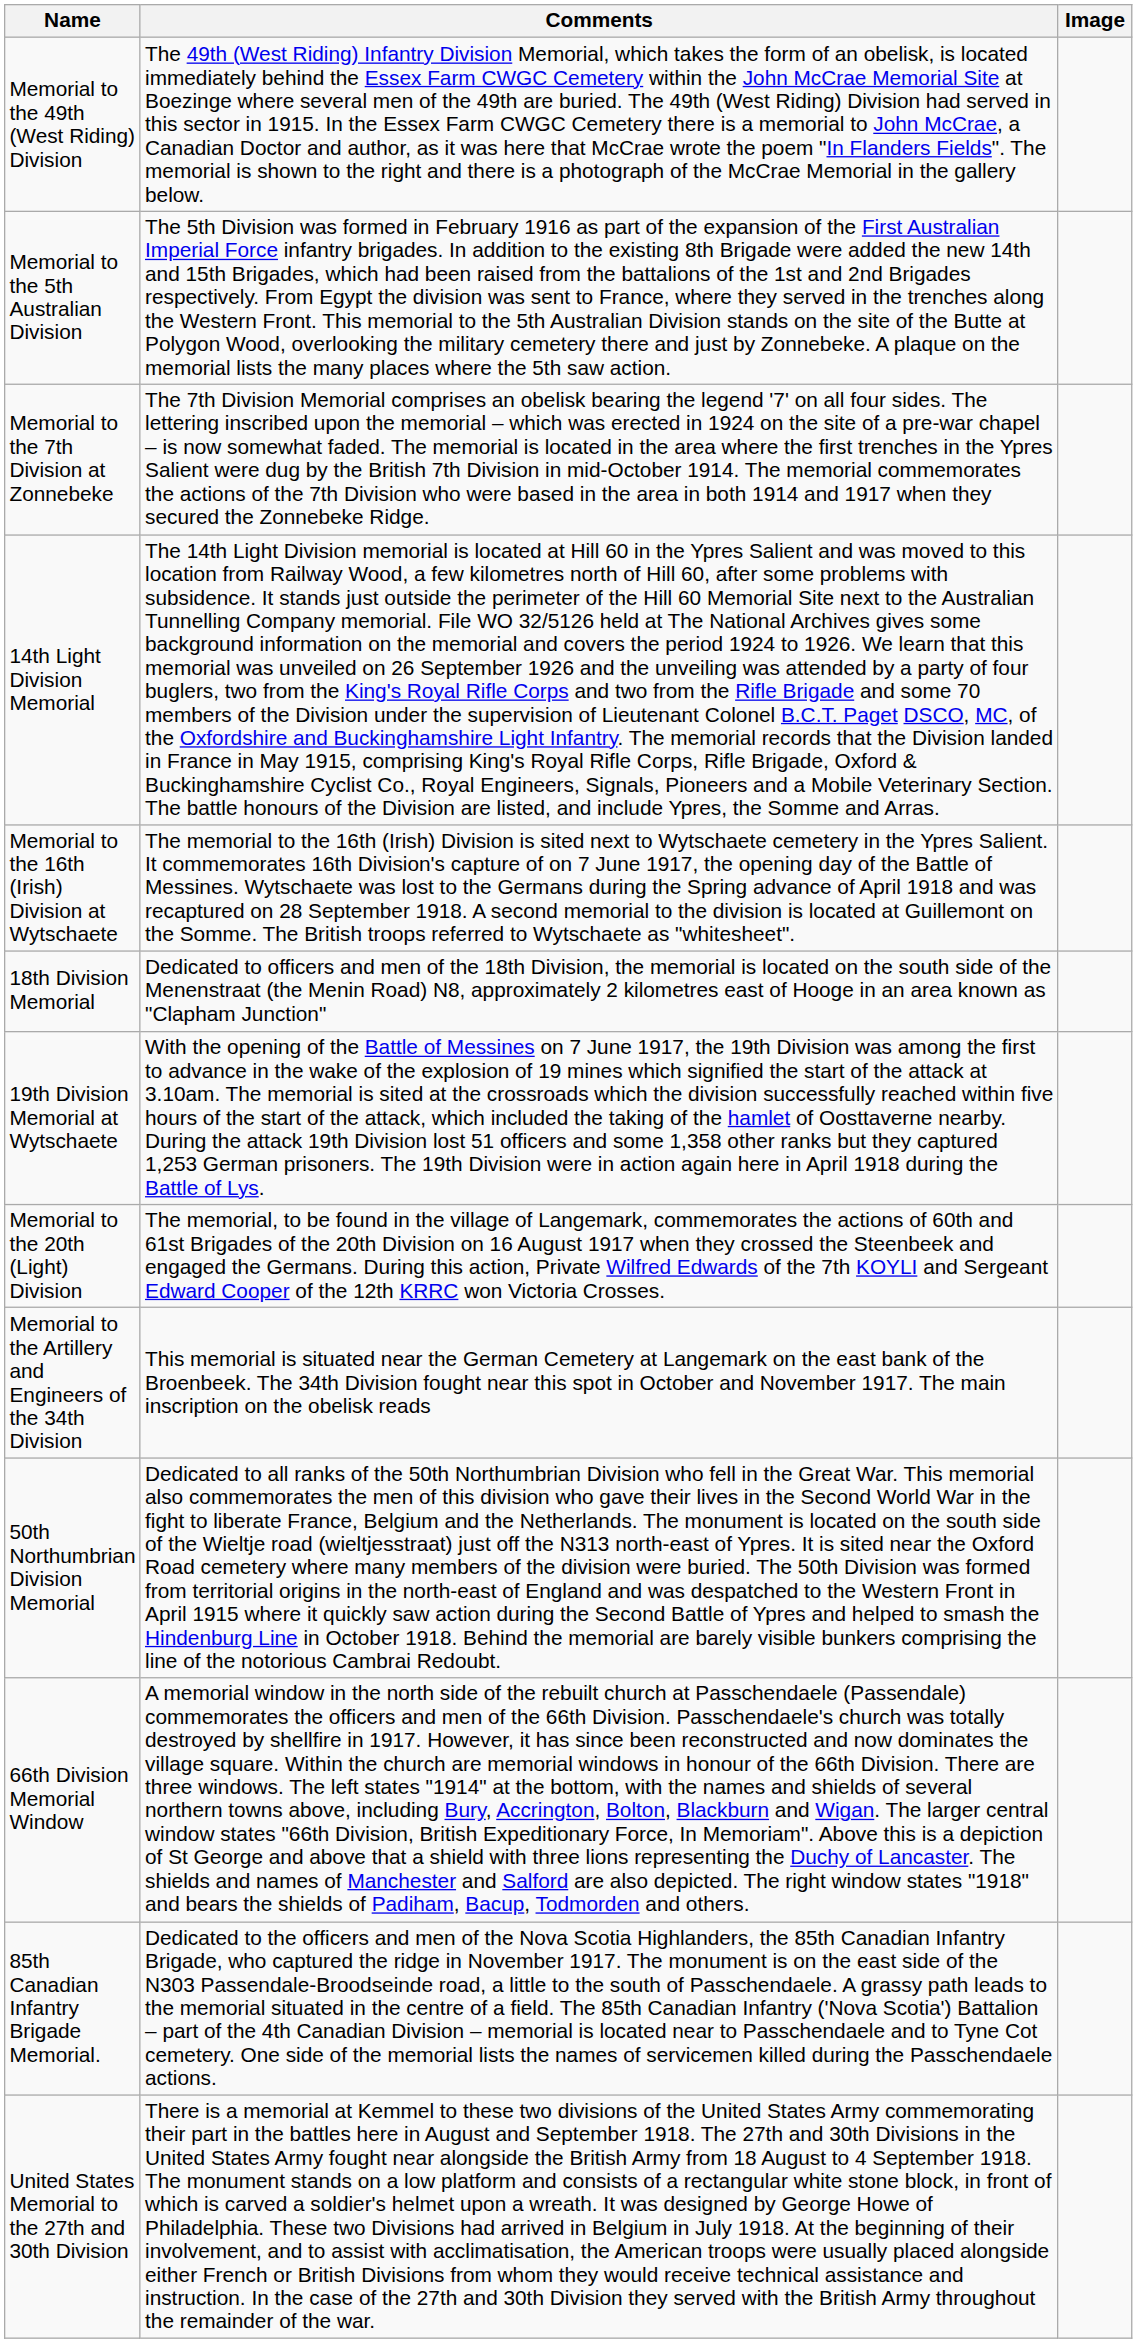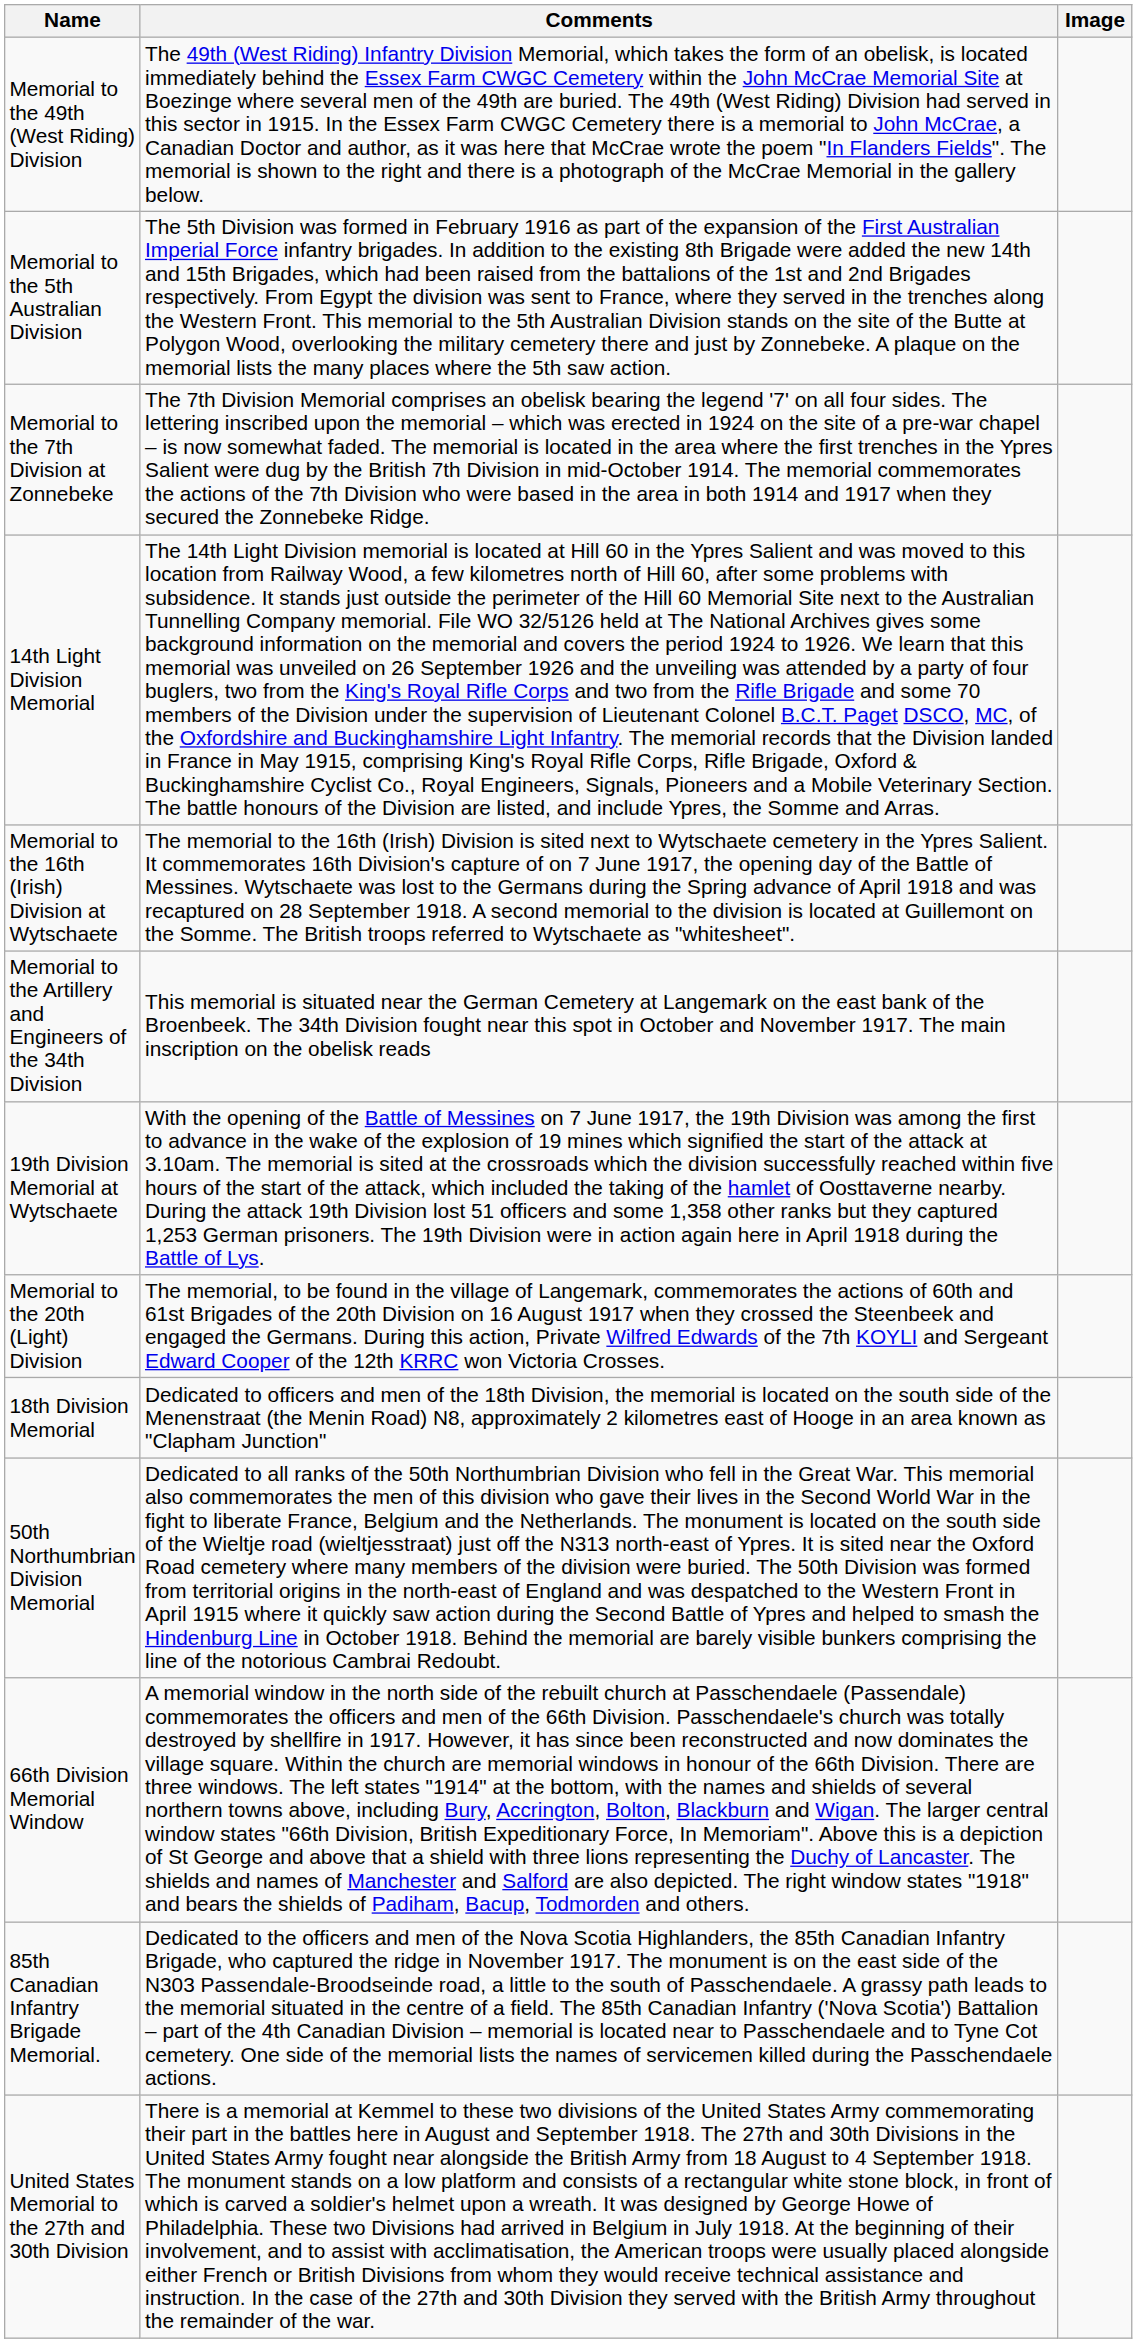rows swapped: (69, 991) <-> (68, 1382)
